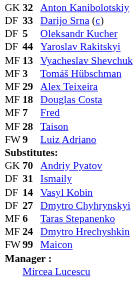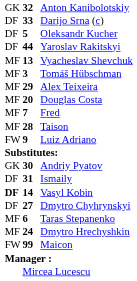(28, 100) 18 -> (28, 100) 20
(28, 166) 70 -> (28, 166) 30
(11, 192) normal -> (12, 192) bold
